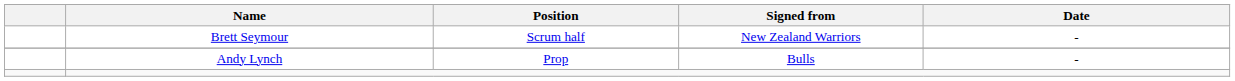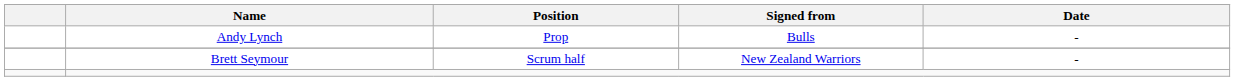rows swapped: (249, 36) <-> (249, 58)
